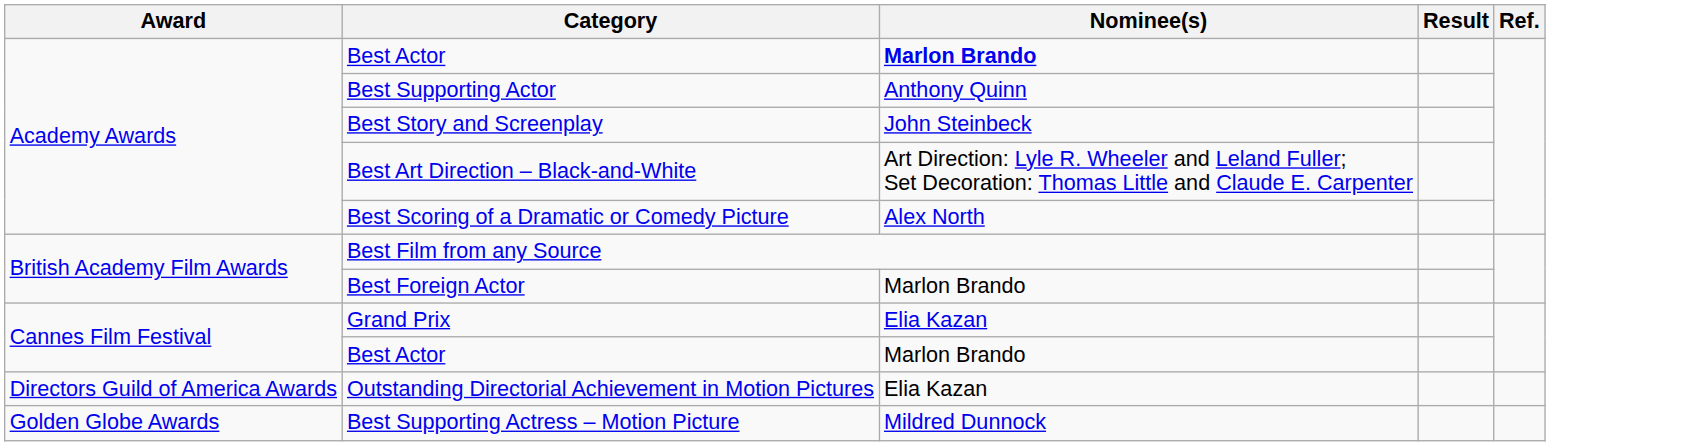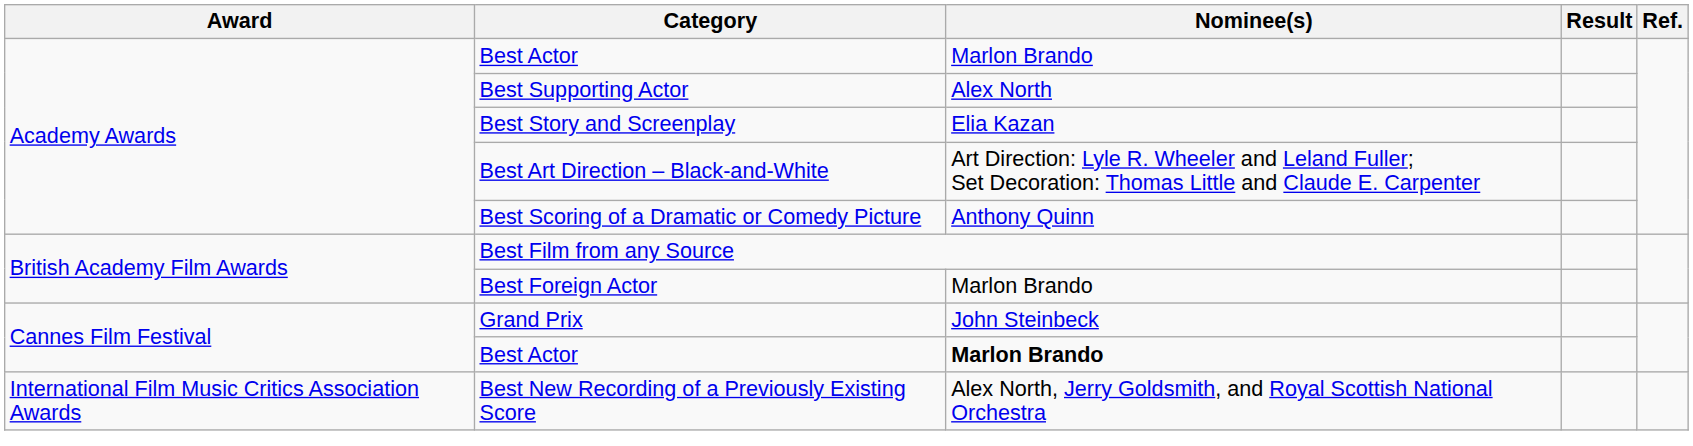(960, 55) bold -> (1022, 55) normal
(955, 90) Anthony Quinn -> (1002, 90) Alex North
(958, 124) John Steinbeck -> (1003, 124) Elia Kazan
(934, 217) Alex North -> (1023, 217) Anthony Quinn
(936, 319) Elia Kazan -> (1025, 319) John Steinbeck
(955, 354) normal -> (1027, 354) bold
- row: (173, 388)
- row: (115, 422)
+ row: (214, 400)
